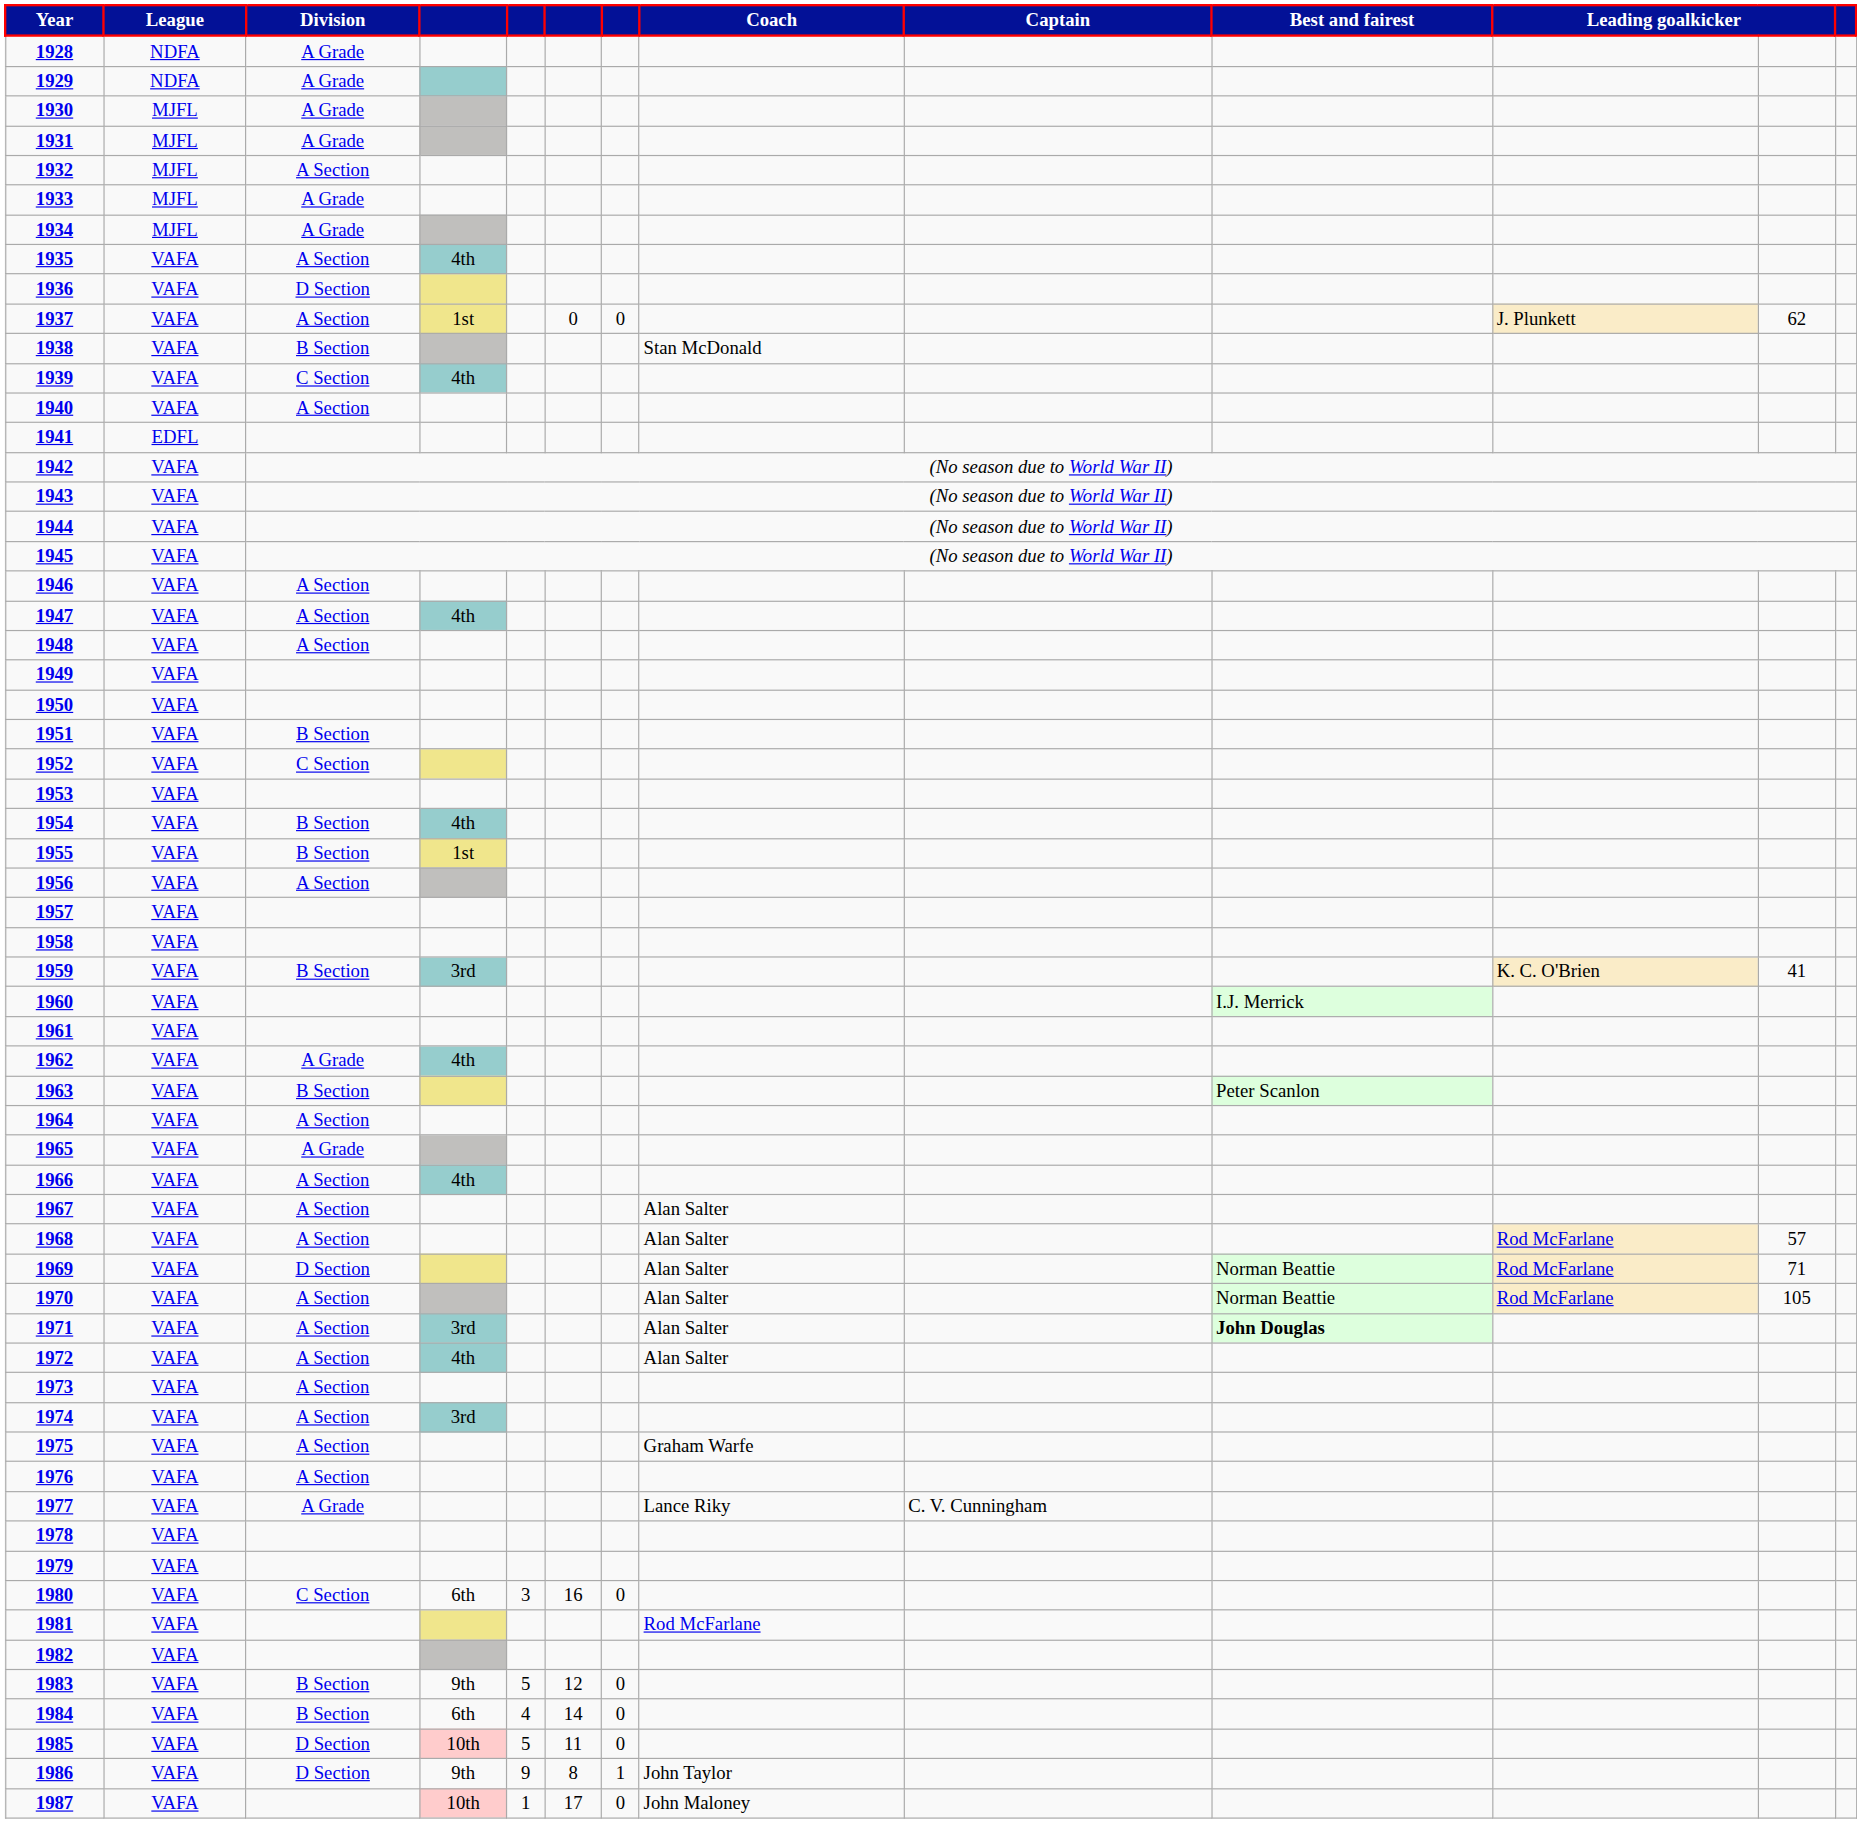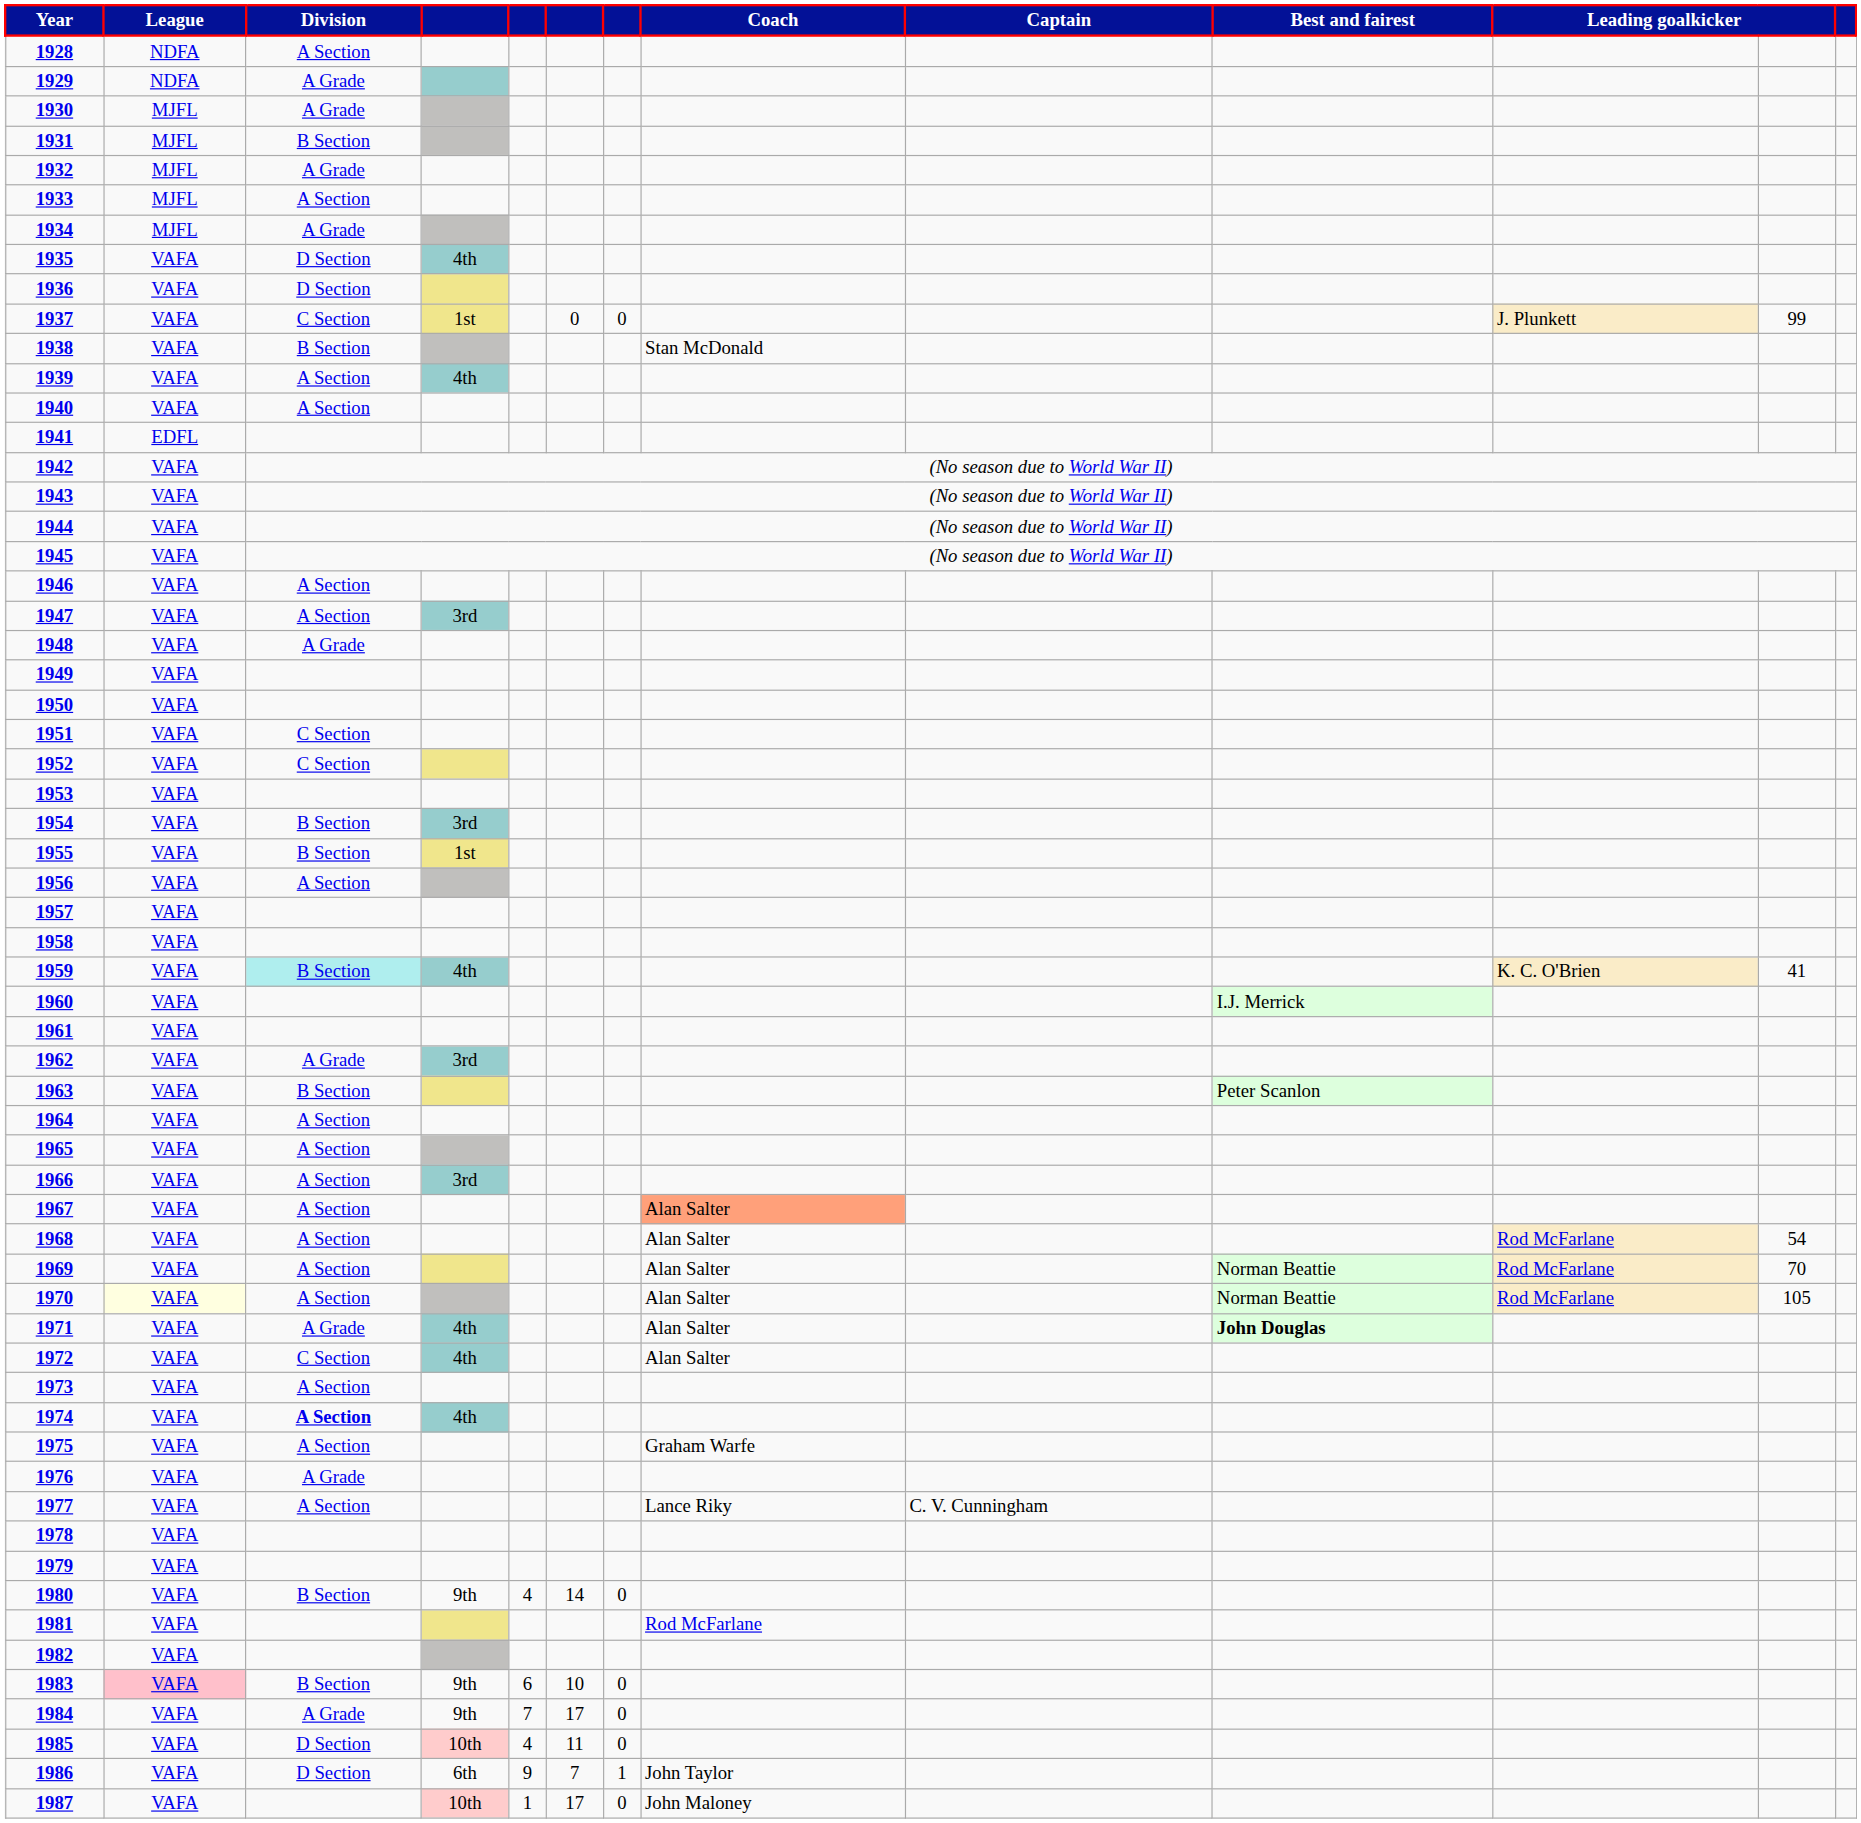(333, 51) A Grade -> (333, 51) A Section
(333, 140) A Grade -> (333, 140) B Section
(333, 170) A Section -> (333, 170) A Grade
(333, 199) A Grade -> (333, 199) A Section
(333, 259) A Section -> (333, 259) D Section
(333, 318) A Section -> (333, 318) C Section
(1797, 318) 62 -> (1797, 318) 99
(333, 377) C Section -> (333, 377) A Section
(463, 615) 4th -> (465, 615) 3rd
(333, 645) A Section -> (333, 645) A Grade
(333, 734) B Section -> (333, 734) C Section
(463, 823) 4th -> (465, 823) 3rd
(333, 971) no background -> (333, 971) paleturquoise background
(463, 971) 3rd -> (465, 971) 4th
(463, 1060) 4th -> (465, 1060) 3rd
(333, 1149) A Grade -> (333, 1149) A Section
(463, 1179) 4th -> (465, 1179) 3rd
(686, 1209) no background -> (687, 1209) lightsalmon background
(1797, 1238) 57 -> (1797, 1238) 54
(333, 1268) D Section -> (333, 1268) A Section
(1797, 1268) 71 -> (1797, 1268) 70
(175, 1298) no background -> (175, 1298) lightyellow background
(333, 1327) A Section -> (333, 1327) A Grade
(463, 1327) 3rd -> (465, 1327) 4th
(333, 1357) A Section -> (333, 1357) C Section
(333, 1417) normal -> (333, 1417) bold
(463, 1417) 3rd -> (465, 1417) 4th
(333, 1476) A Section -> (333, 1476) A Grade
(333, 1506) A Grade -> (333, 1506) A Section
(333, 1595) C Section -> (333, 1595) B Section
(463, 1595) 6th -> (465, 1595) 9th
(526, 1595) 3 -> (527, 1595) 4
(573, 1595) 16 -> (575, 1595) 14
(175, 1684) no background -> (175, 1684) pink background
(526, 1684) 5 -> (527, 1684) 6
(573, 1684) 12 -> (575, 1684) 10
(333, 1713) B Section -> (333, 1713) A Grade
(463, 1713) 6th -> (465, 1713) 9th
(526, 1713) 4 -> (527, 1713) 7
(573, 1713) 14 -> (575, 1713) 17
(526, 1743) 5 -> (527, 1743) 4
(463, 1773) 9th -> (465, 1773) 6th
(573, 1773) 8 -> (575, 1773) 7
